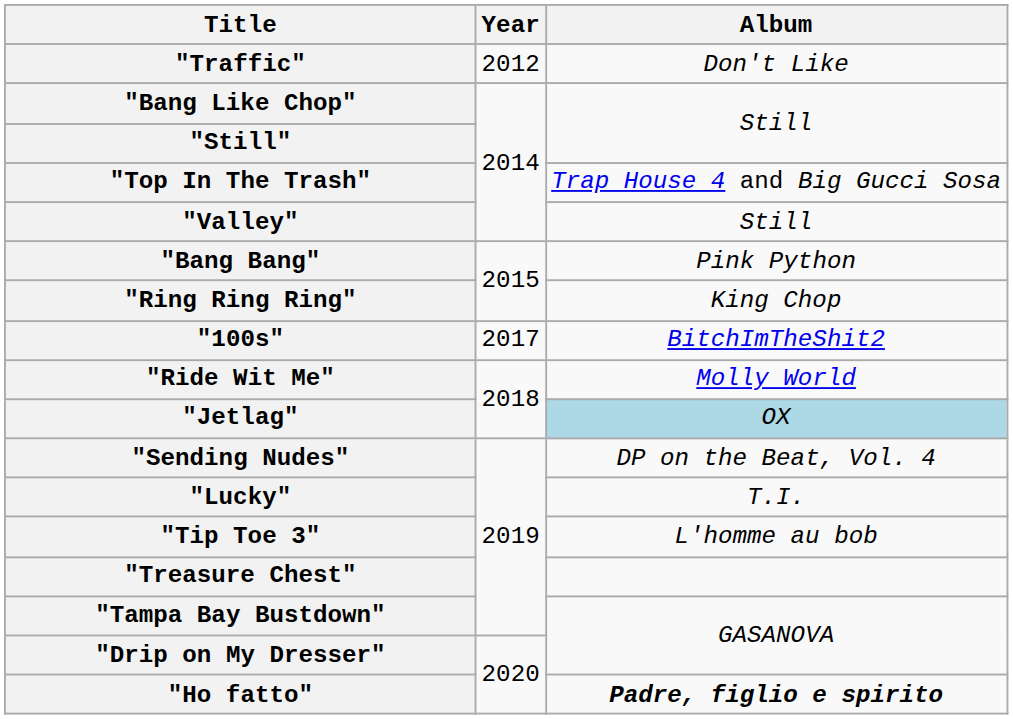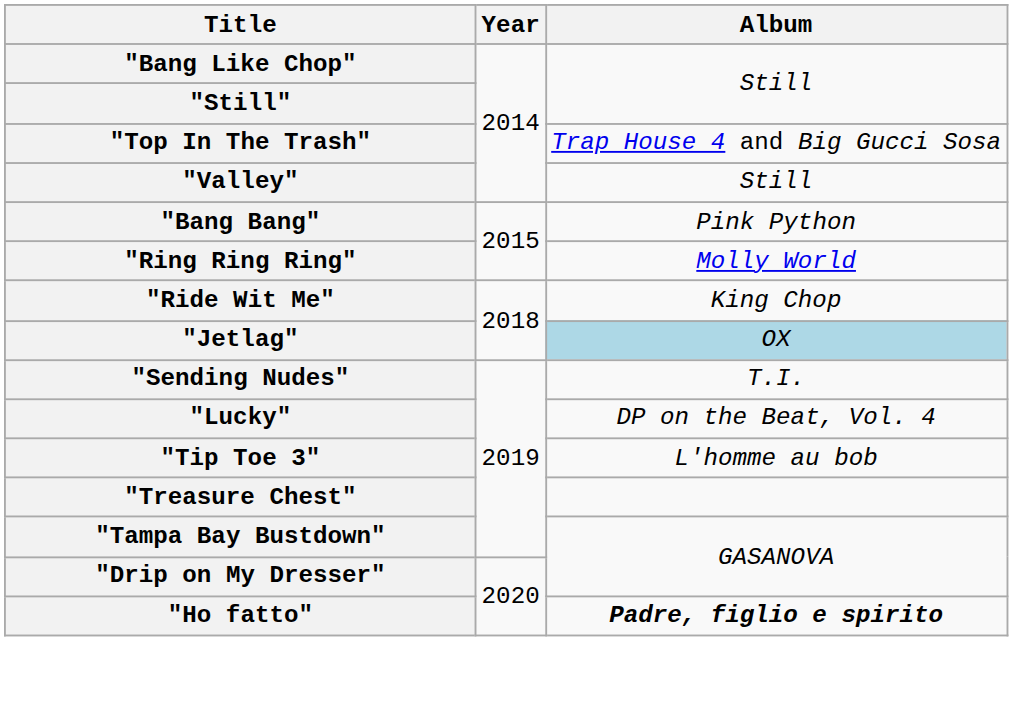- row: (240, 64)
(776, 300) King Chop -> (776, 261) Molly World
- row: (240, 340)
(776, 379) Molly World -> (776, 300) King Chop
(776, 458) DP on the Beat, Vol. 4 -> (776, 379) T.I.
(776, 498) T.I. -> (776, 419) DP on the Beat, Vol. 4
